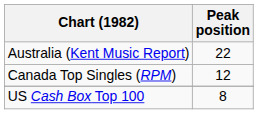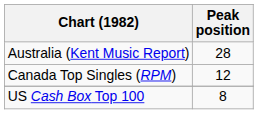(223, 53) 22 -> (223, 53) 28
